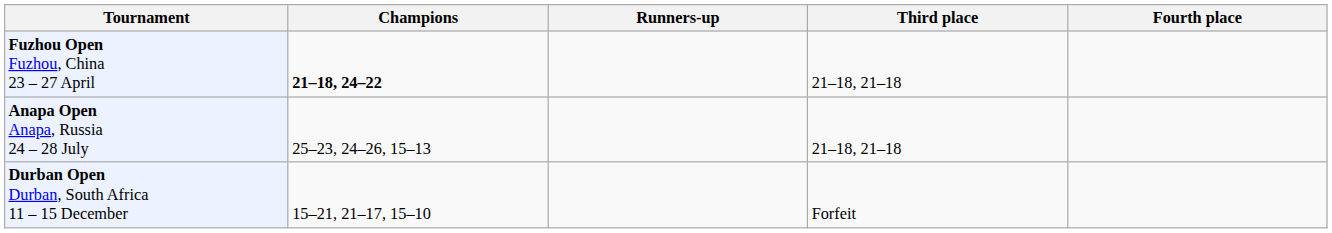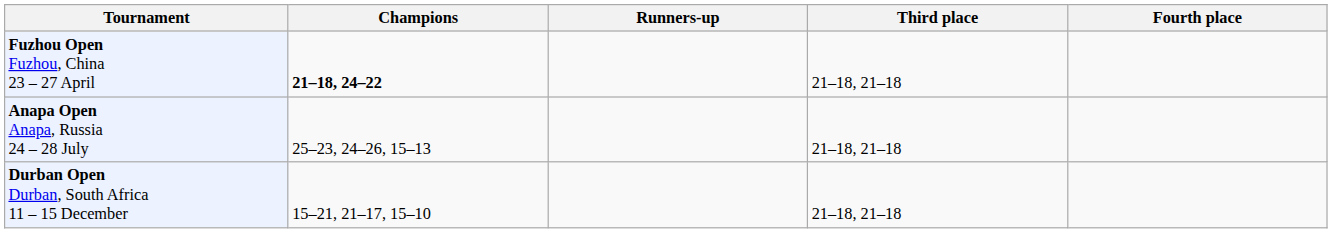(834, 213) Forfeit -> (856, 213) 21–18, 21–18
